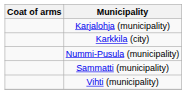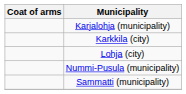+ row: (123, 54)
- row: (122, 82)
